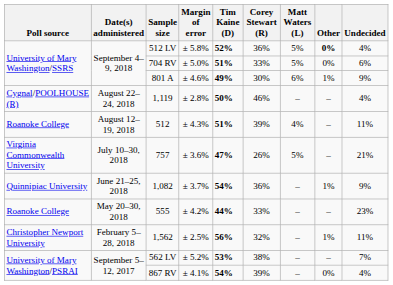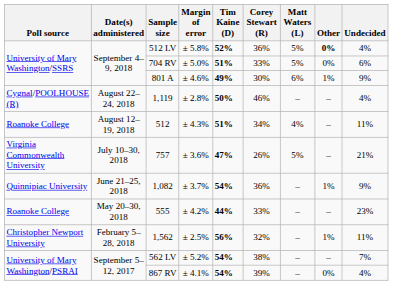(262, 124) 39% -> (262, 124) 34%
(224, 258) 53% -> (224, 258) 54%
